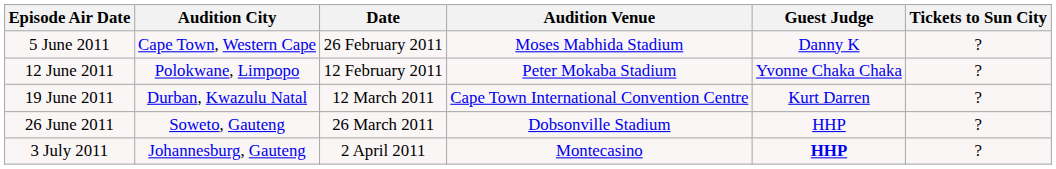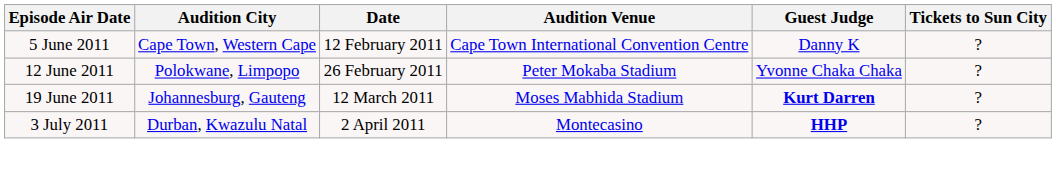(383, 44) 26 February 2011 -> (383, 44) 12 February 2011
(599, 44) Moses Mabhida Stadium -> (599, 44) Cape Town International Convention Centre
(383, 71) 12 February 2011 -> (383, 71) 26 February 2011
(227, 97) Durban, Kwazulu Natal -> (227, 97) Johannesburg, Gauteng
(599, 97) Cape Town International Convention Centre -> (599, 97) Moses Mabhida Stadium
(829, 97) normal -> (829, 97) bold
- row: (69, 124)
(227, 151) Johannesburg, Gauteng -> (227, 124) Durban, Kwazulu Natal
